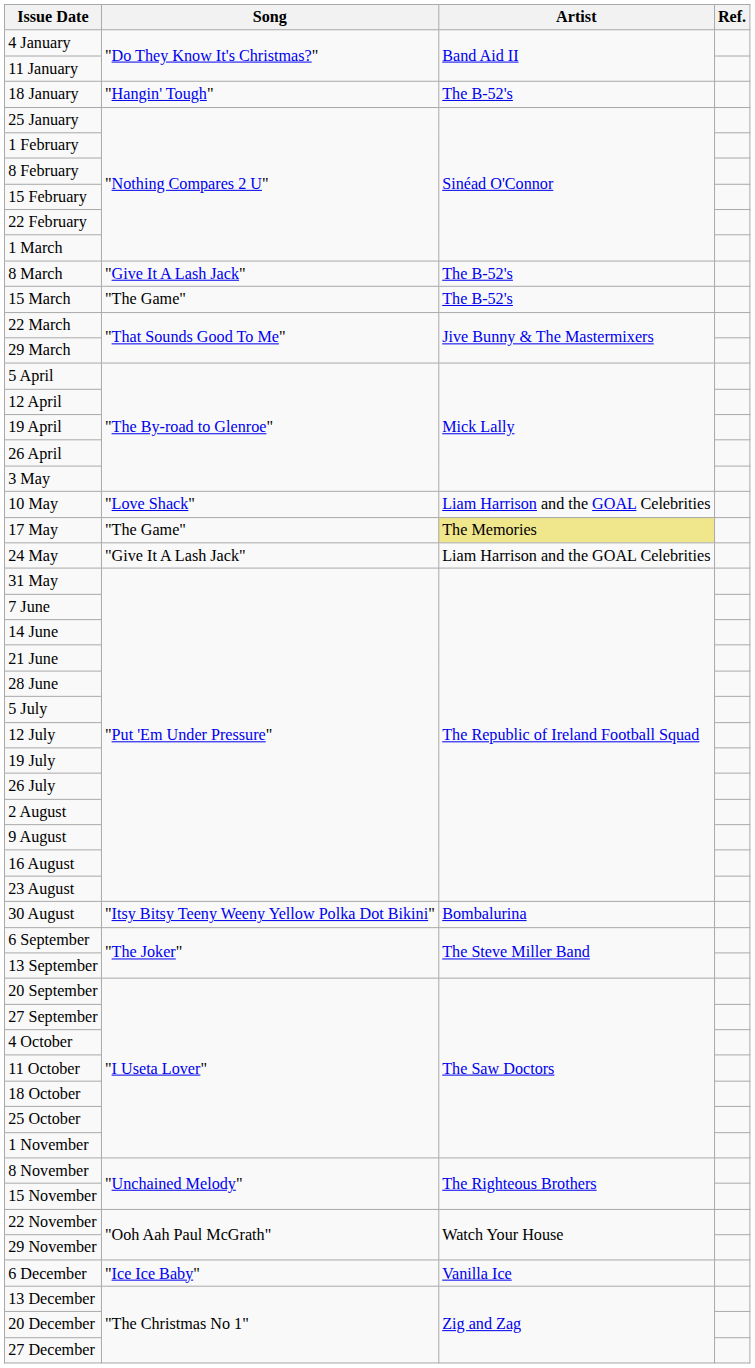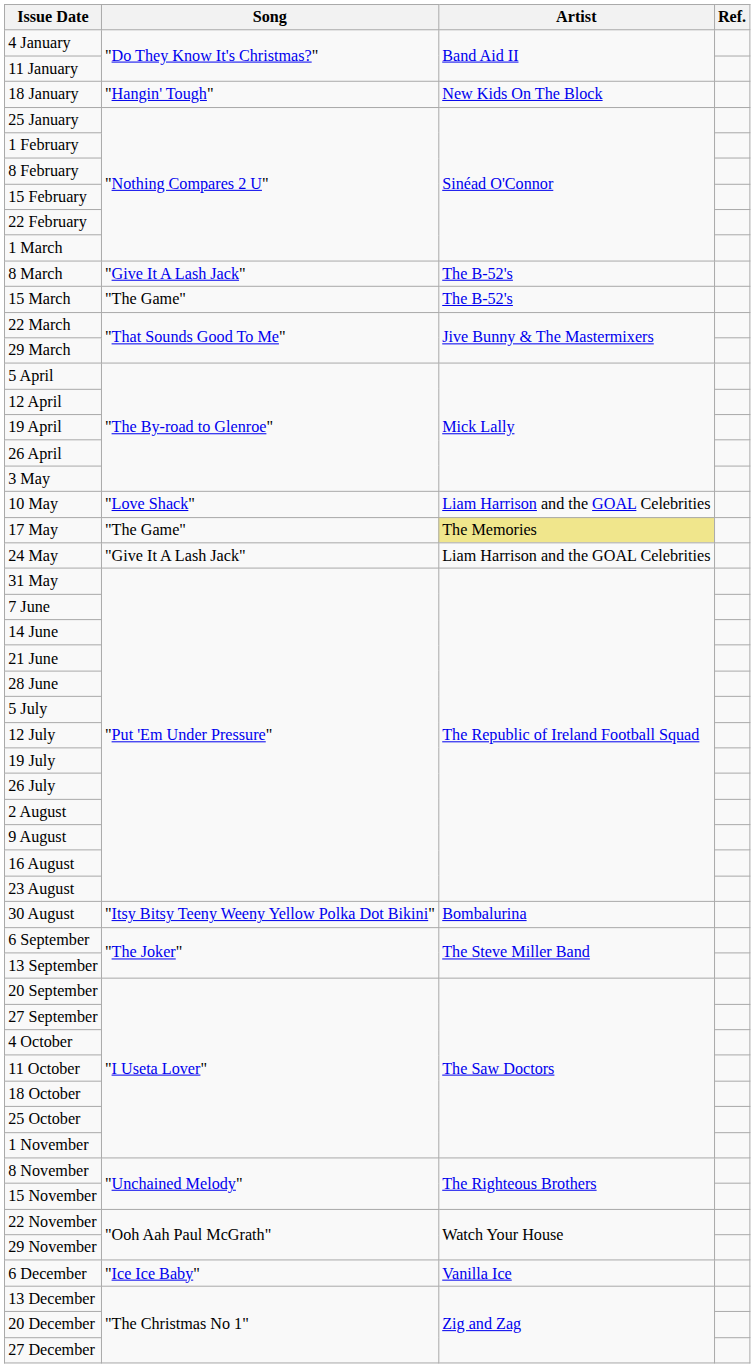(478, 94) The B-52's -> (522, 94) New Kids On The Block
